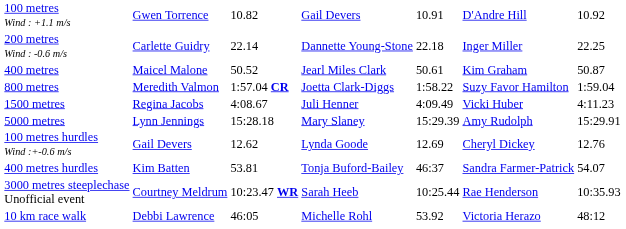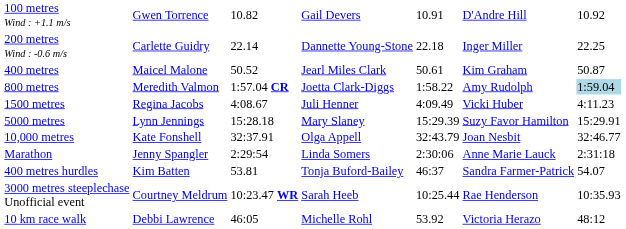(516, 86) Suzy Favor Hamilton -> (498, 86) Amy Rudolph
(596, 86) no background -> (596, 86) lightblue background
(498, 120) Amy Rudolph -> (516, 120) Suzy Favor Hamilton
+ row: (39, 137)
+ row: (28, 154)
- row: (51, 144)
